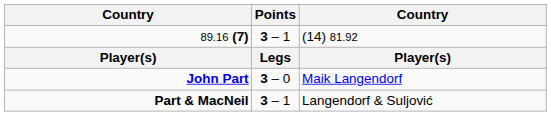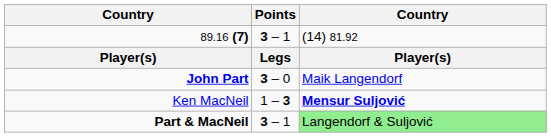+ row: (211, 100)
(367, 100) no background -> (367, 121) lightgreen background
